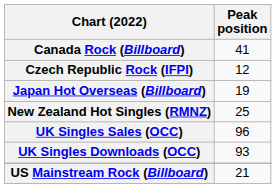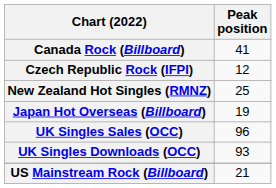rows swapped: (109, 91) <-> (109, 111)
